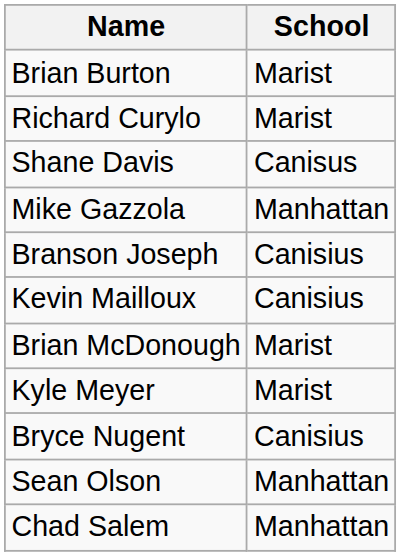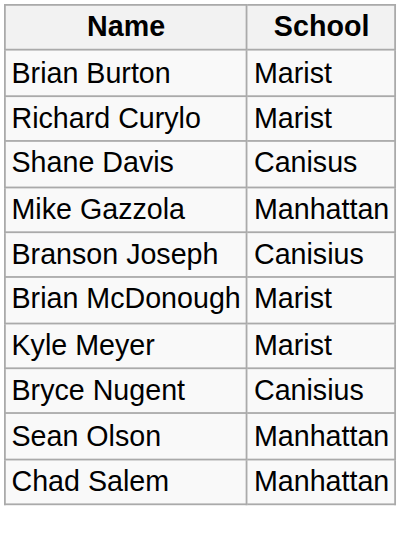- row: (104, 299)
